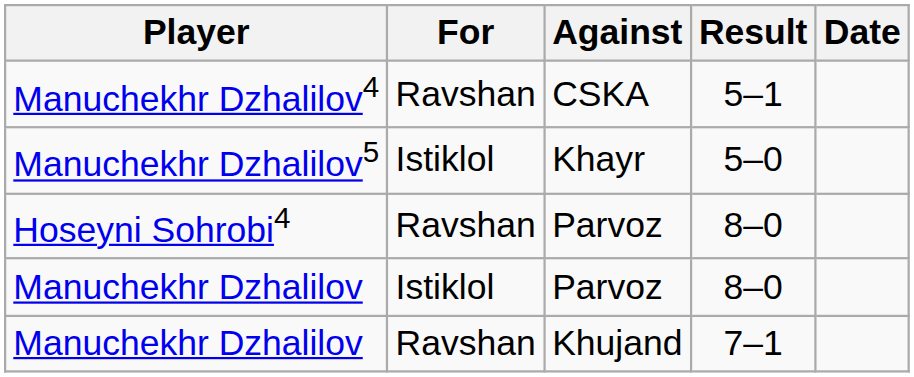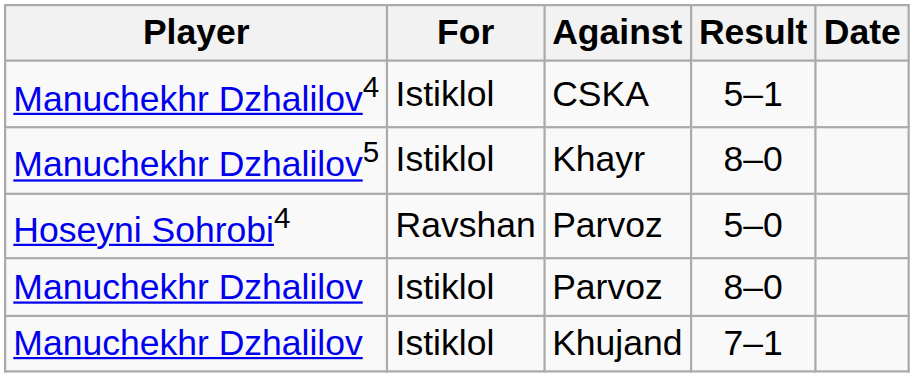(466, 93) Ravshan -> (445, 93) Istiklol
(753, 159) 5–0 -> (753, 159) 8–0
(753, 225) 8–0 -> (753, 225) 5–0
(466, 343) Ravshan -> (445, 343) Istiklol
